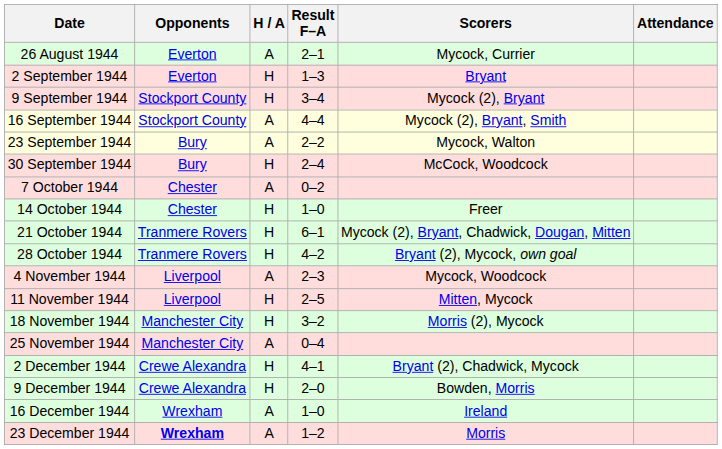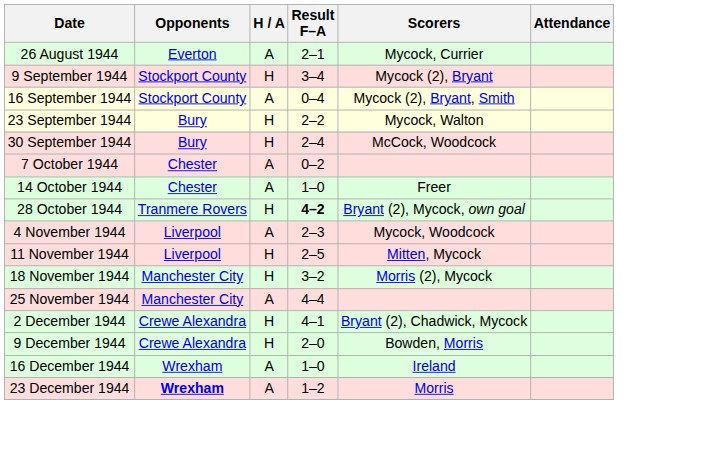- row: (70, 76)
(313, 120) 4–4 -> (313, 98) 0–4
(269, 143) A -> (269, 120) H
(269, 210) H -> (269, 187) A
- row: (70, 232)
(313, 254) normal -> (313, 210) bold
(313, 344) 0–4 -> (313, 299) 4–4
